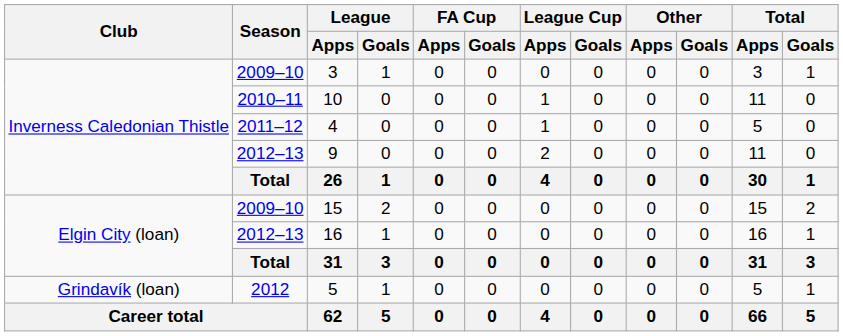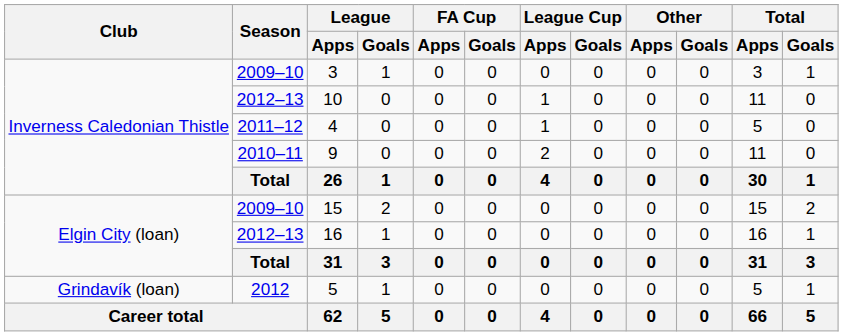(270, 99) 2010–11 -> (270, 99) 2012–13
(270, 153) 2012–13 -> (270, 153) 2010–11
